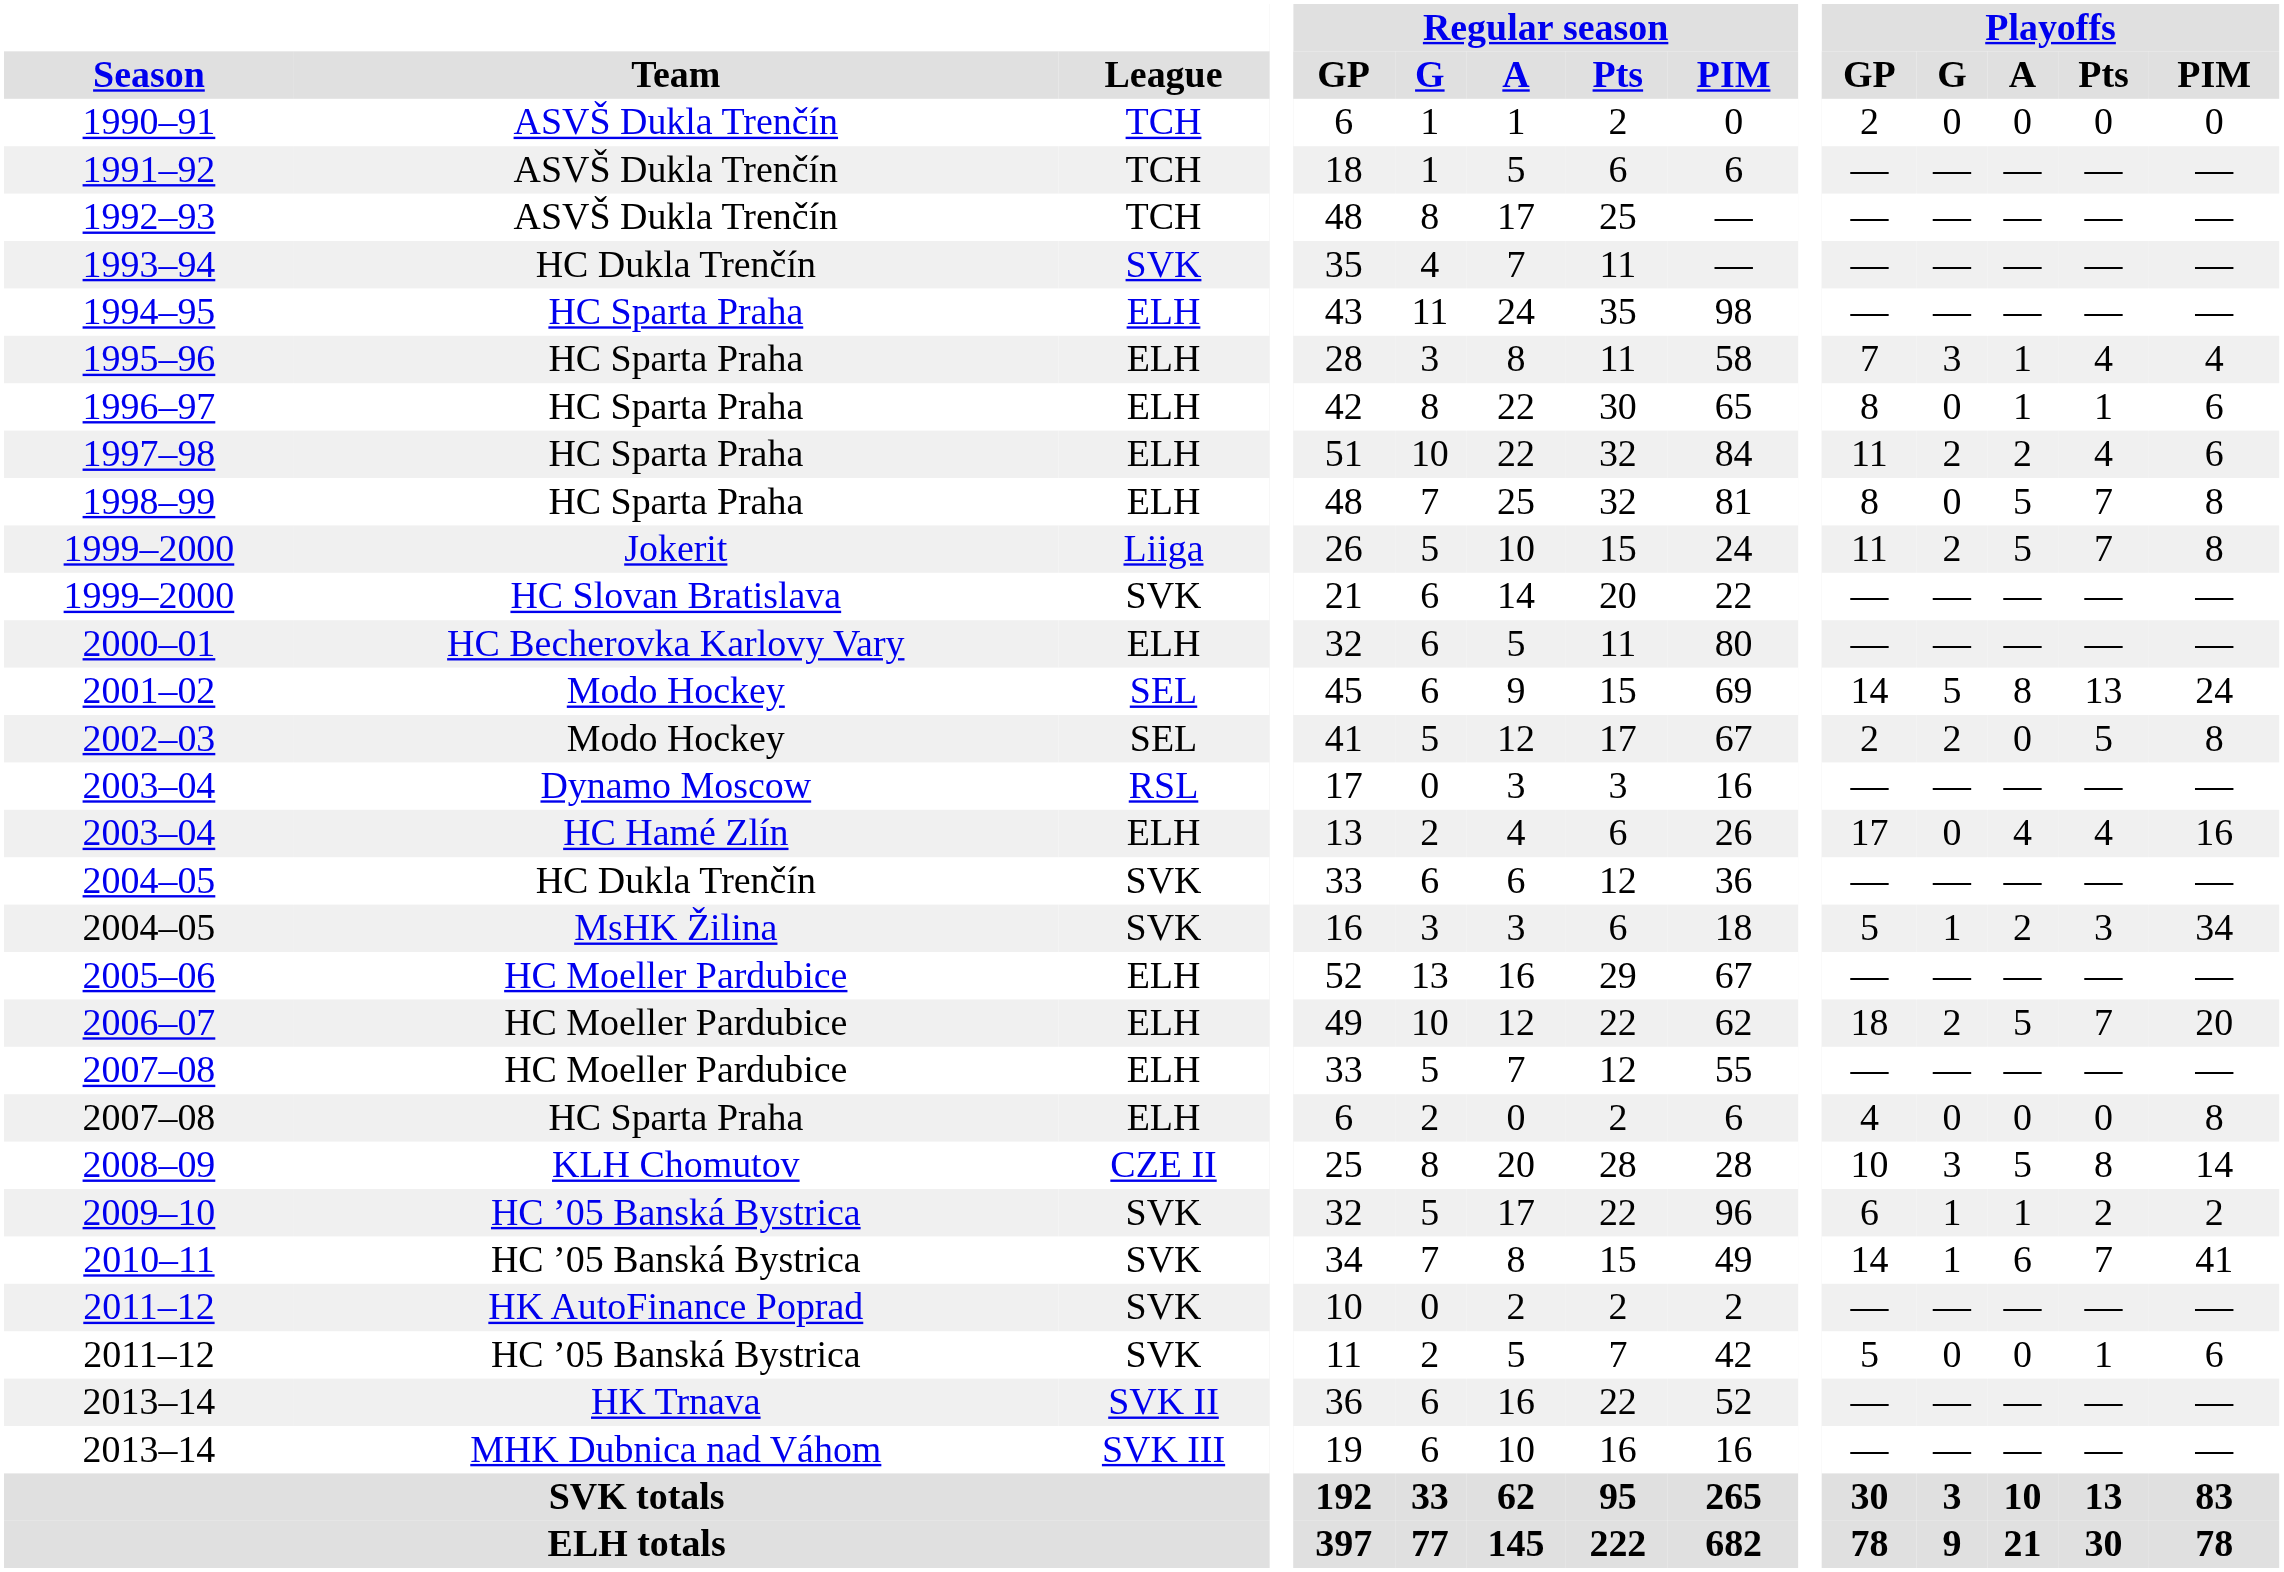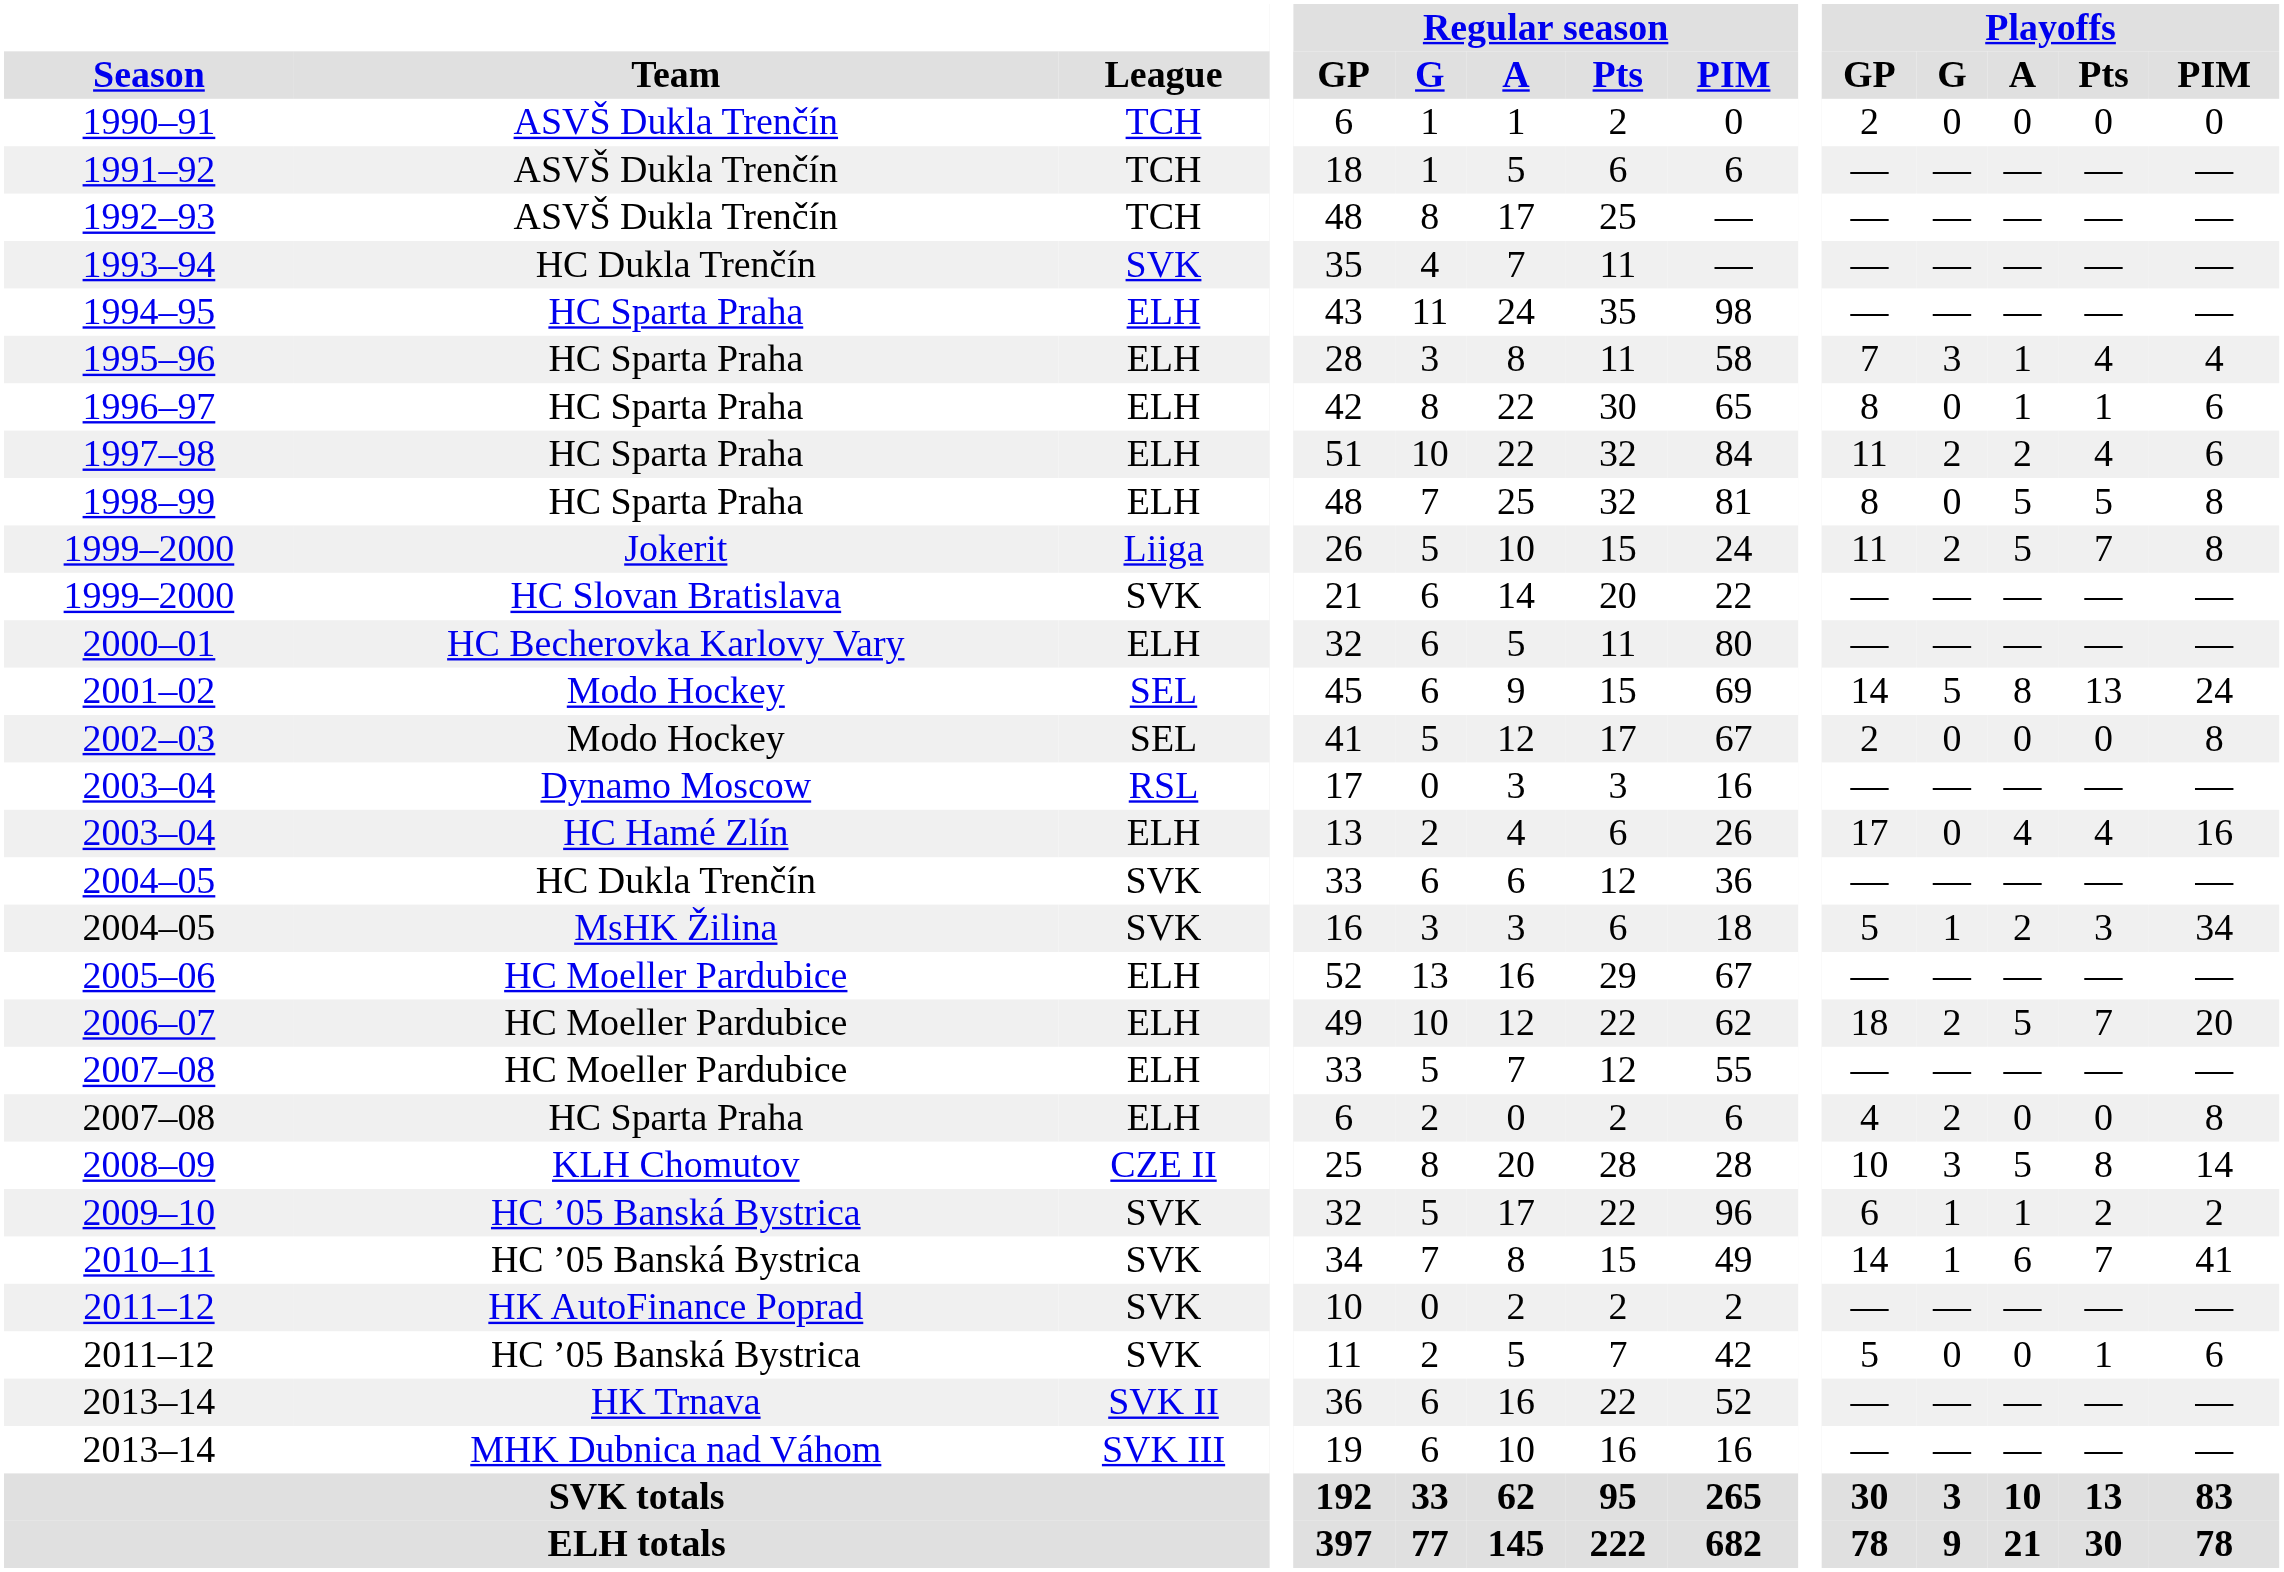(2103, 501) 7 -> (2103, 501) 5
(1952, 738) 2 -> (1952, 738) 0
(2103, 738) 5 -> (2103, 738) 0
(1952, 1117) 0 -> (1952, 1117) 2
